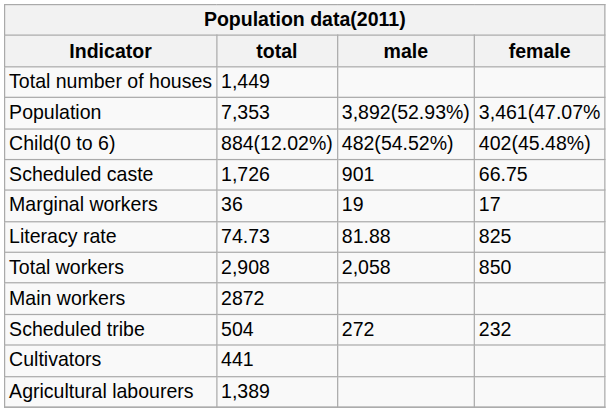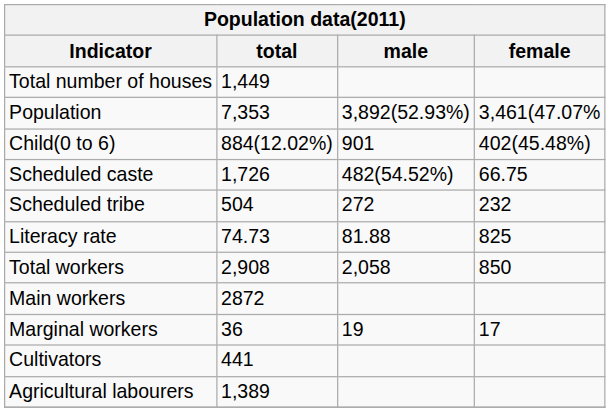(398, 143) 482(54.52%) -> (358, 143) 901
(358, 174) 901 -> (398, 174) 482(54.52%)
rows swapped: (77, 329) <-> (83, 205)
